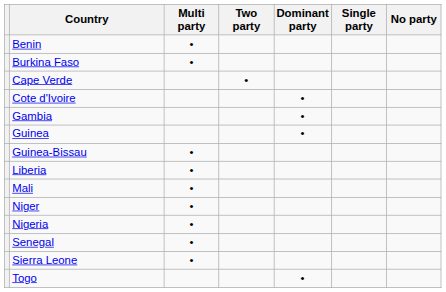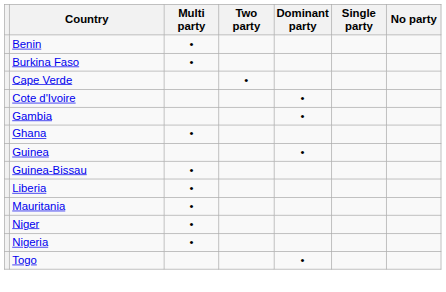+ row: (29, 134)
- row: (23, 188)
+ row: (39, 206)
- row: (33, 242)
- row: (45, 260)
